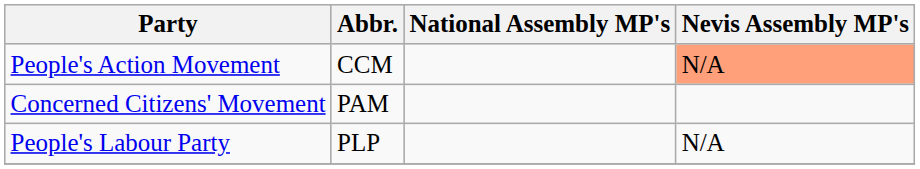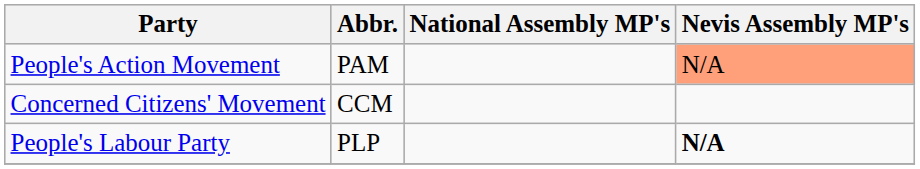(365, 63) CCM -> (363, 63) PAM
(363, 103) PAM -> (365, 103) CCM
(703, 143) normal -> (703, 143) bold
